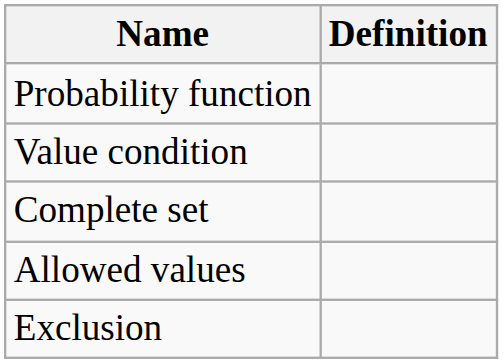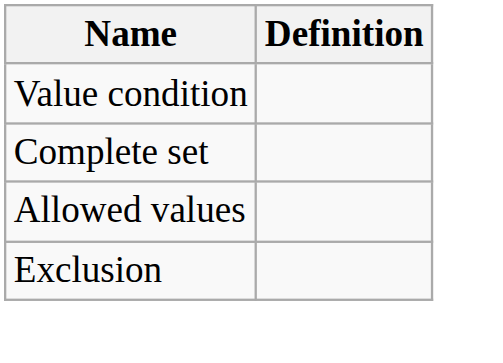- row: (163, 92)
